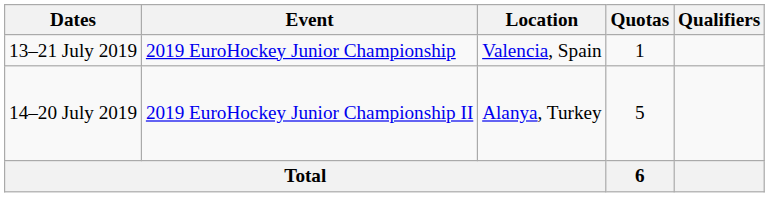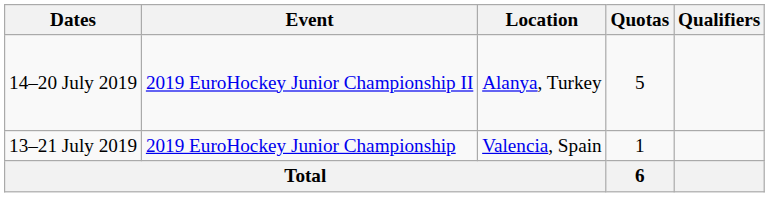rows swapped: (73, 50) <-> (73, 113)
